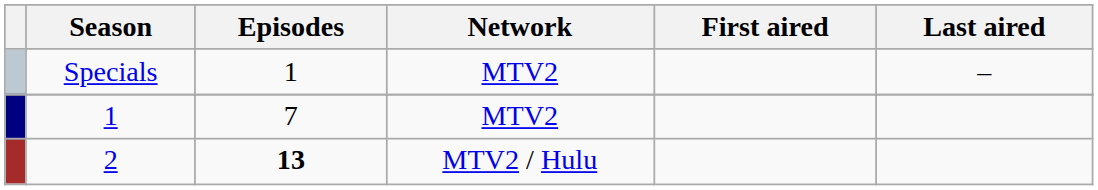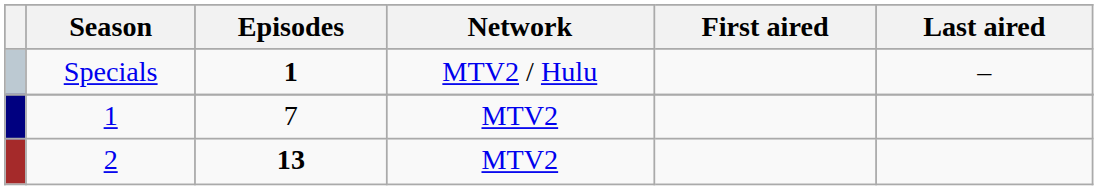(291, 71) normal -> (291, 71) bold
(520, 71) MTV2 -> (520, 71) MTV2 / Hulu
(520, 160) MTV2 / Hulu -> (520, 160) MTV2
